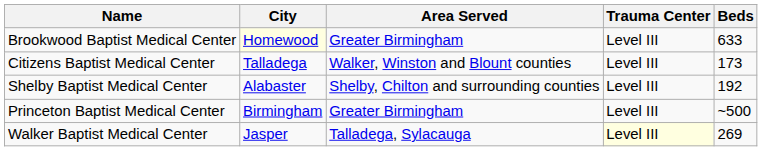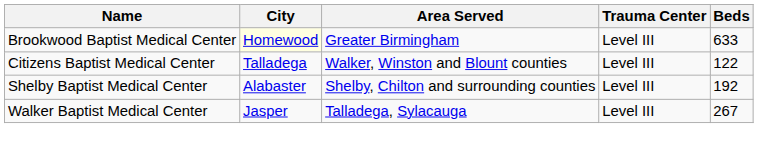(730, 63) 173 -> (726, 63) 122
- row: (116, 110)
(632, 134) lightyellow background -> (628, 110) no background
(730, 134) 269 -> (726, 110) 267
